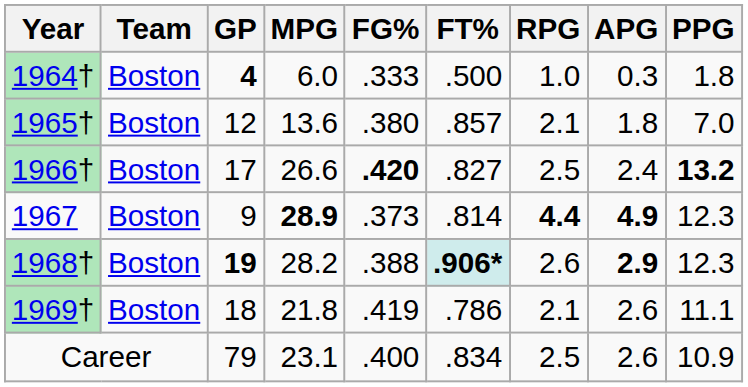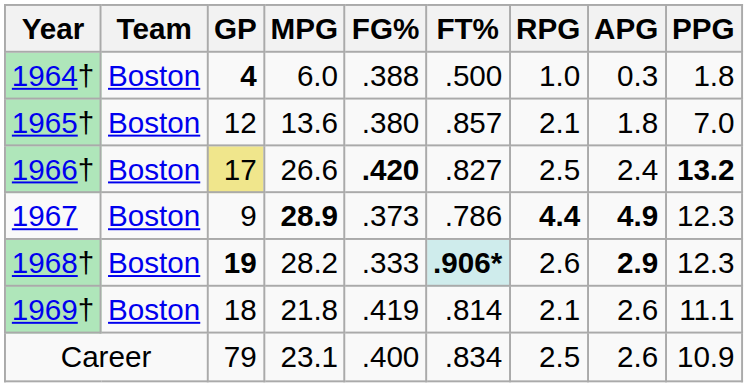(391, 76) .333 -> (391, 76) .388
(240, 169) no background -> (240, 169) khaki background
(473, 216) .814 -> (473, 216) .786
(391, 263) .388 -> (391, 263) .333
(473, 310) .786 -> (473, 310) .814
